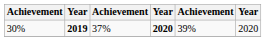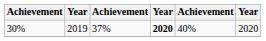(77, 28) bold -> (77, 28) normal
(187, 28) 39% -> (187, 28) 40%
